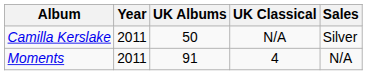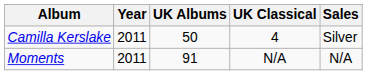(275, 37) N/A -> (275, 37) 4
(275, 59) 4 -> (275, 59) N/A
